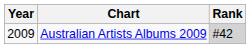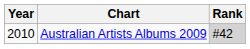(21, 33) 2009 -> (21, 33) 2010
